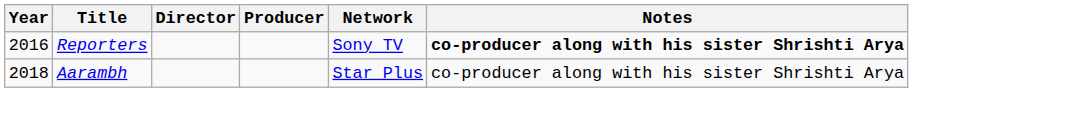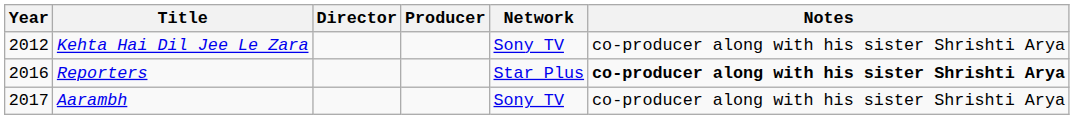+ row: (183, 46)
(368, 46) Sony TV -> (539, 73) Star Plus
(29, 73) 2018 -> (29, 100) 2017
(378, 73) Star Plus -> (529, 100) Sony TV
